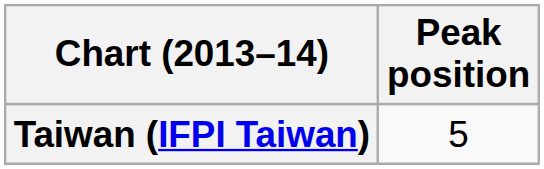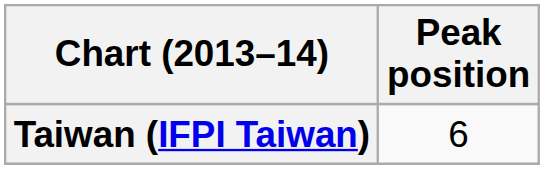(459, 133) 5 -> (459, 133) 6
